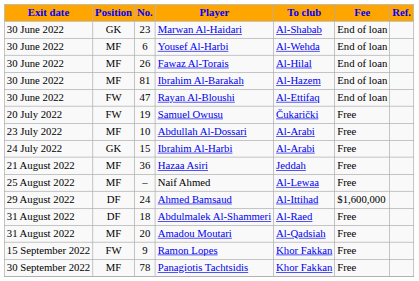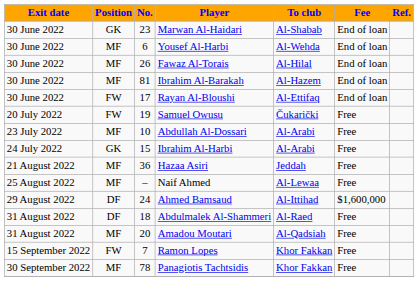(145, 98) 47 -> (145, 98) 17
(145, 251) 9 -> (145, 251) 7
